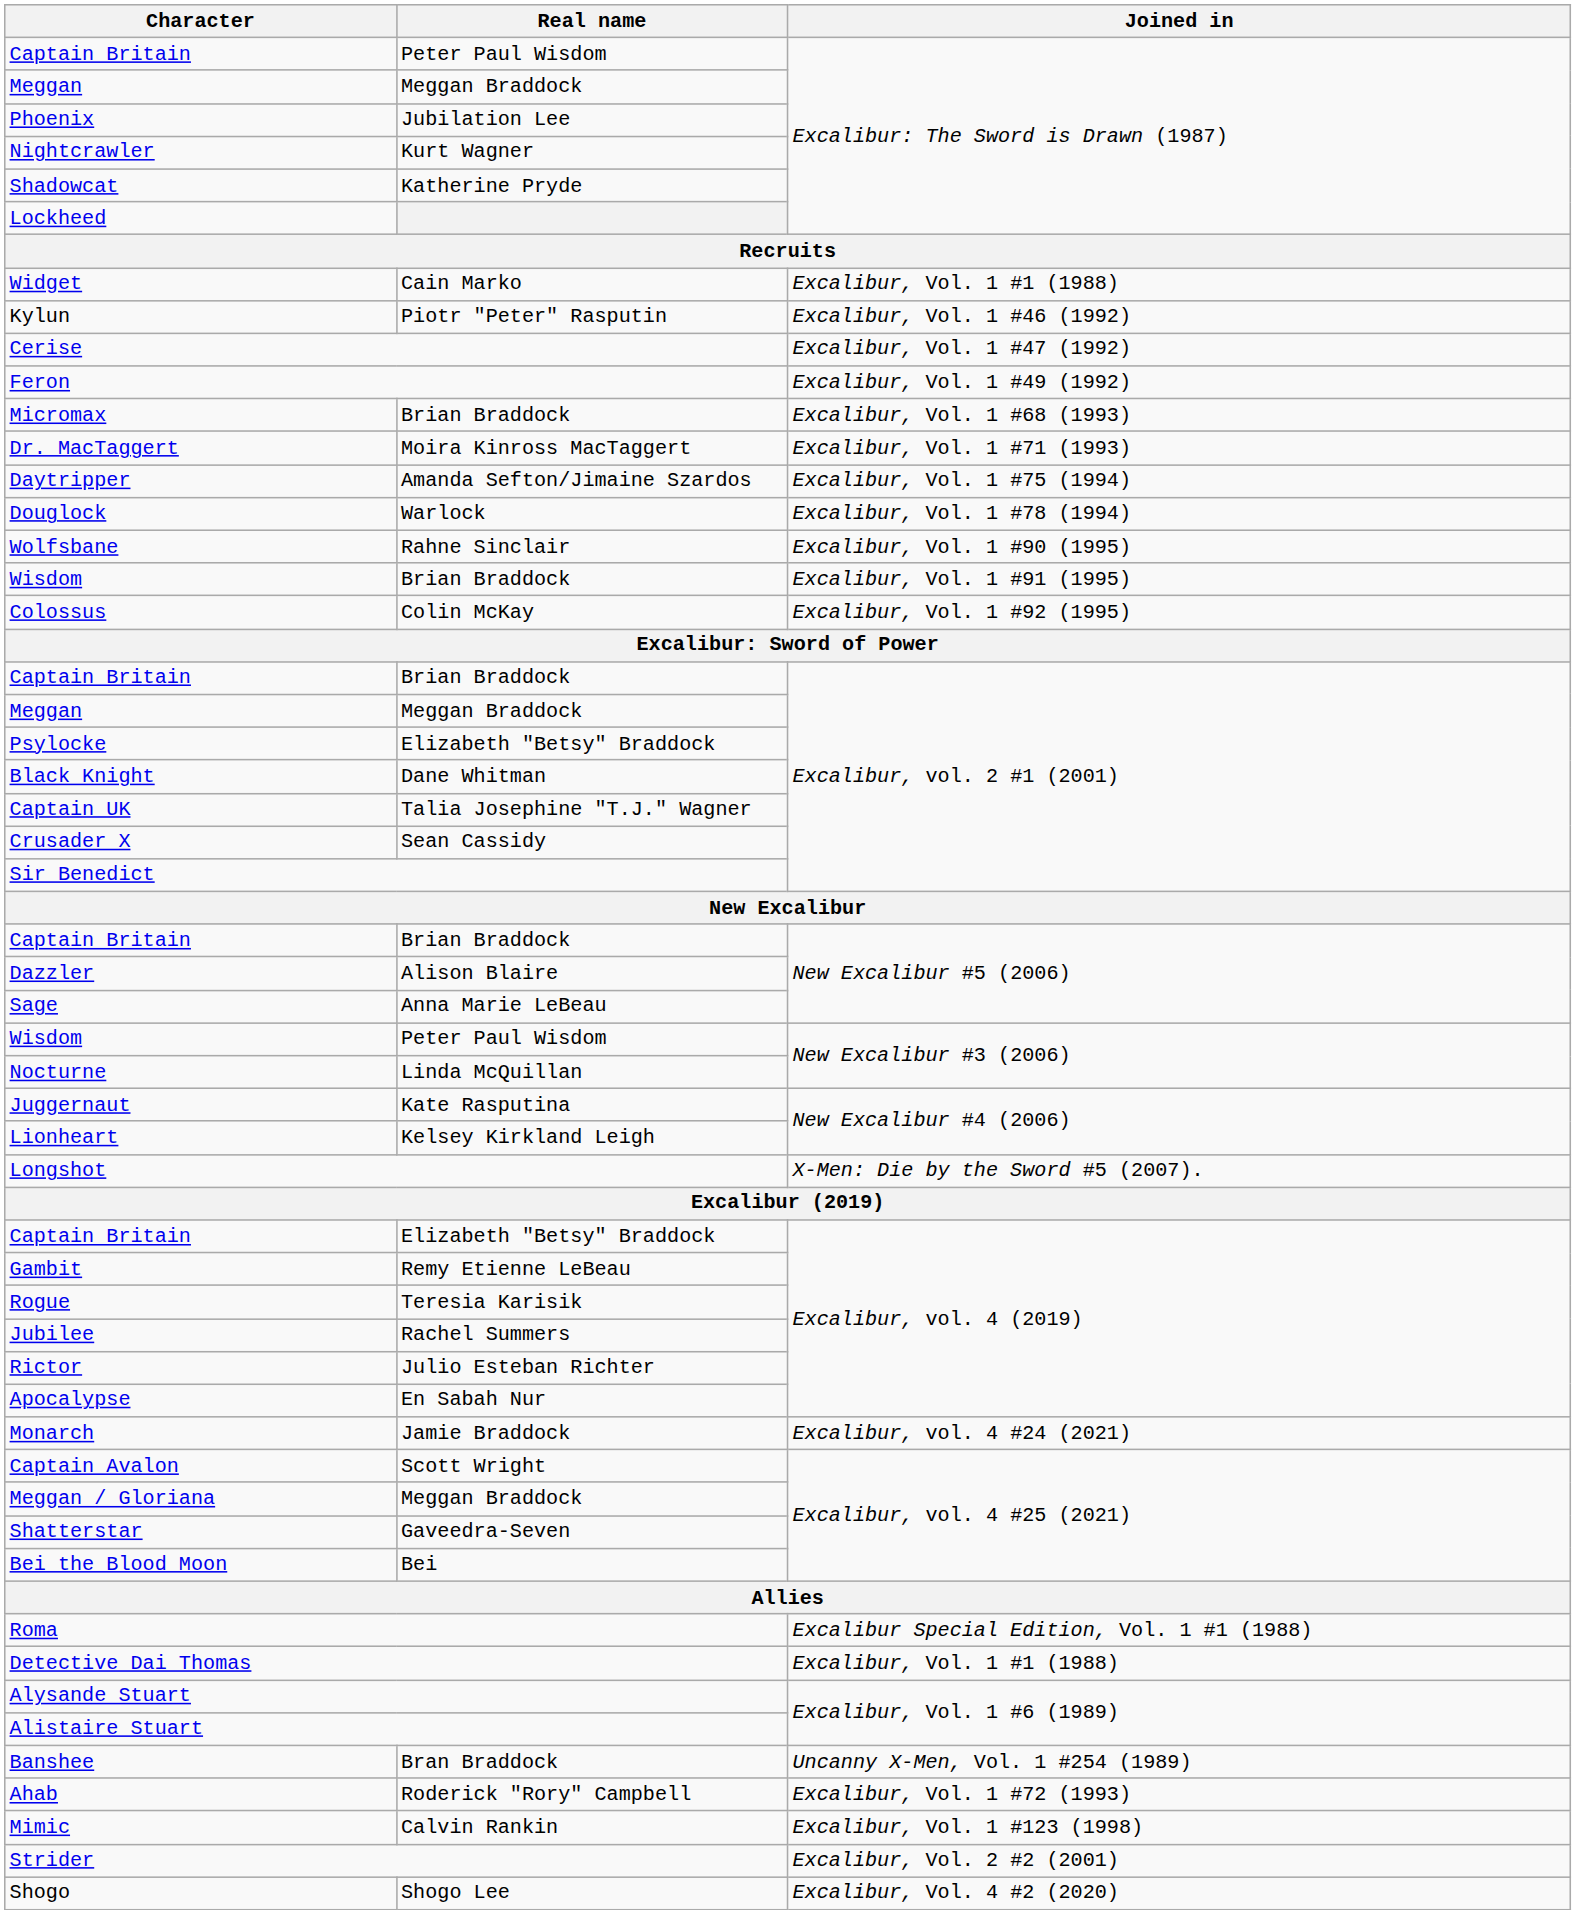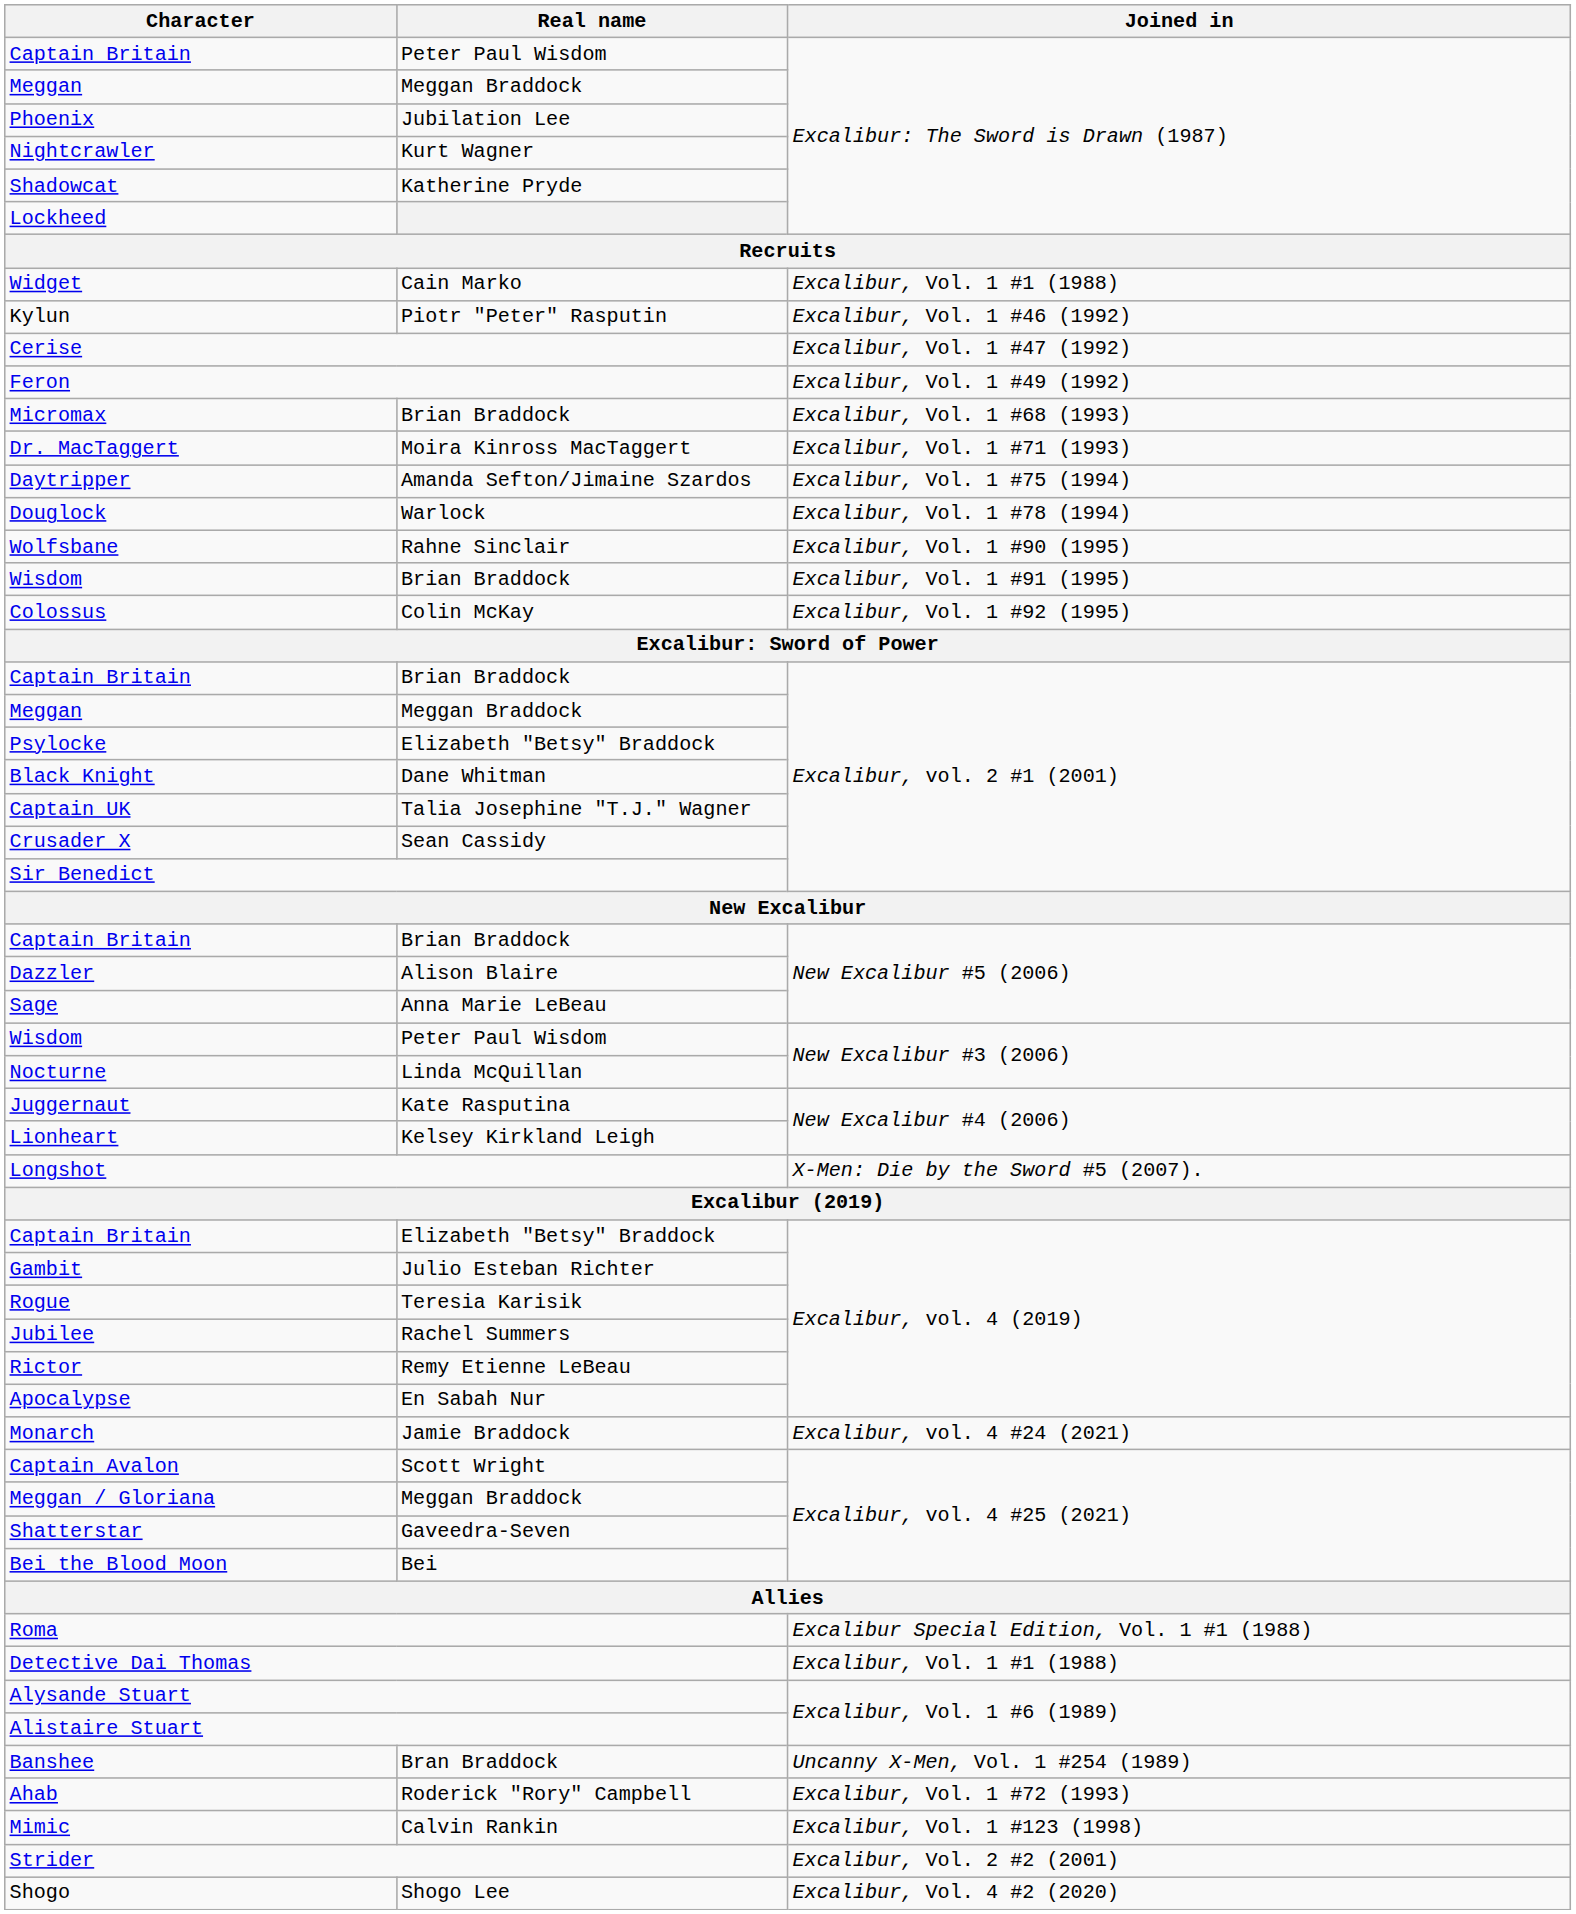(516, 1269) Remy Etienne LeBeau -> (528, 1269) Julio Esteban Richter
(528, 1368) Julio Esteban Richter -> (516, 1368) Remy Etienne LeBeau
